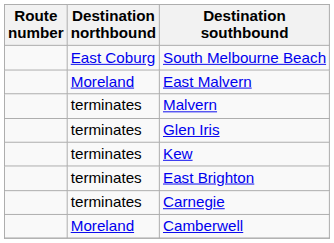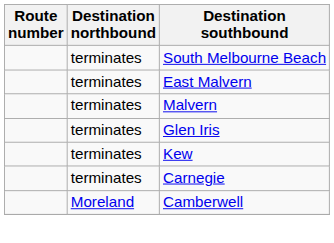(113, 57) East Coburg -> (106, 57) terminates
(102, 81) Moreland -> (106, 81) terminates
- row: (209, 178)
